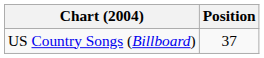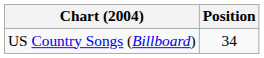(229, 41) 37 -> (229, 41) 34
